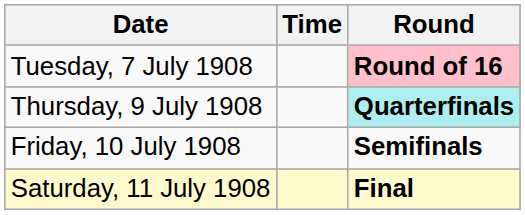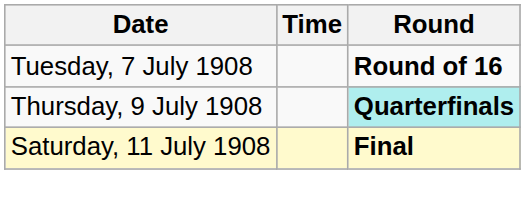(428, 65) pink background -> (428, 65) no background
- row: (126, 147)
